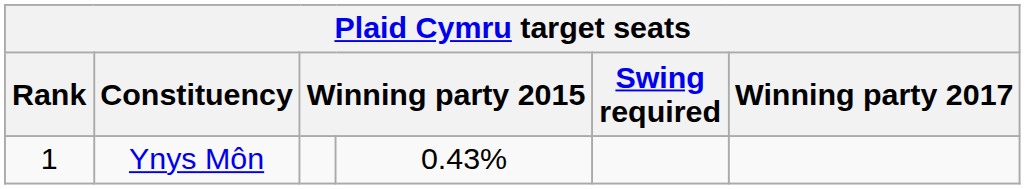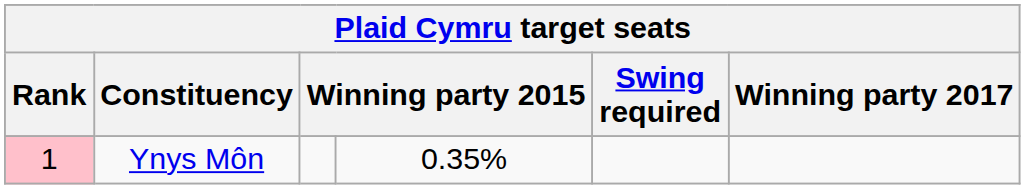(49, 159) no background -> (49, 159) pink background
(464, 159) 0.43% -> (464, 159) 0.35%
